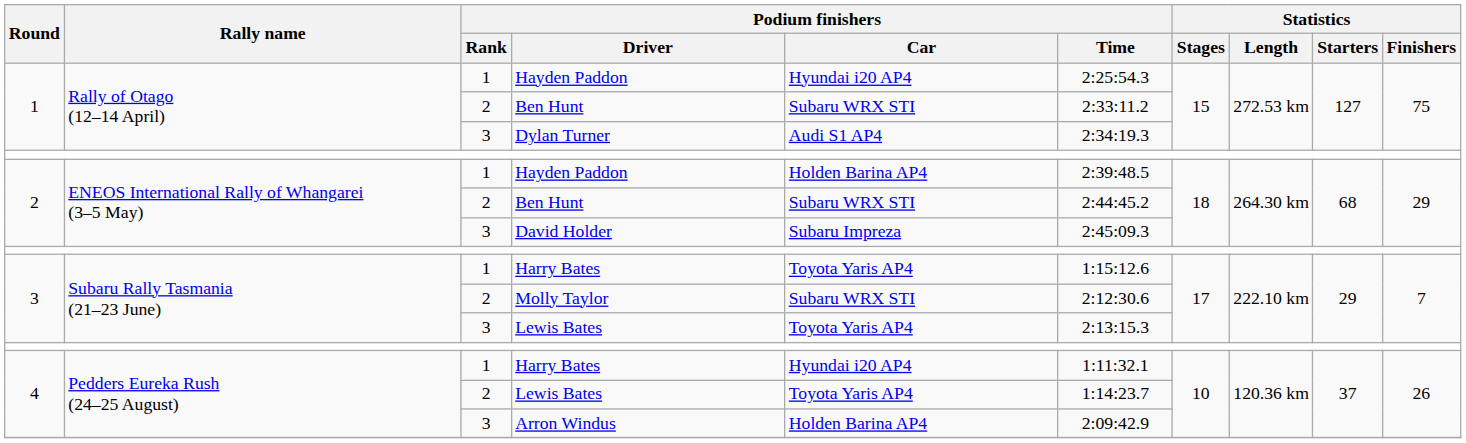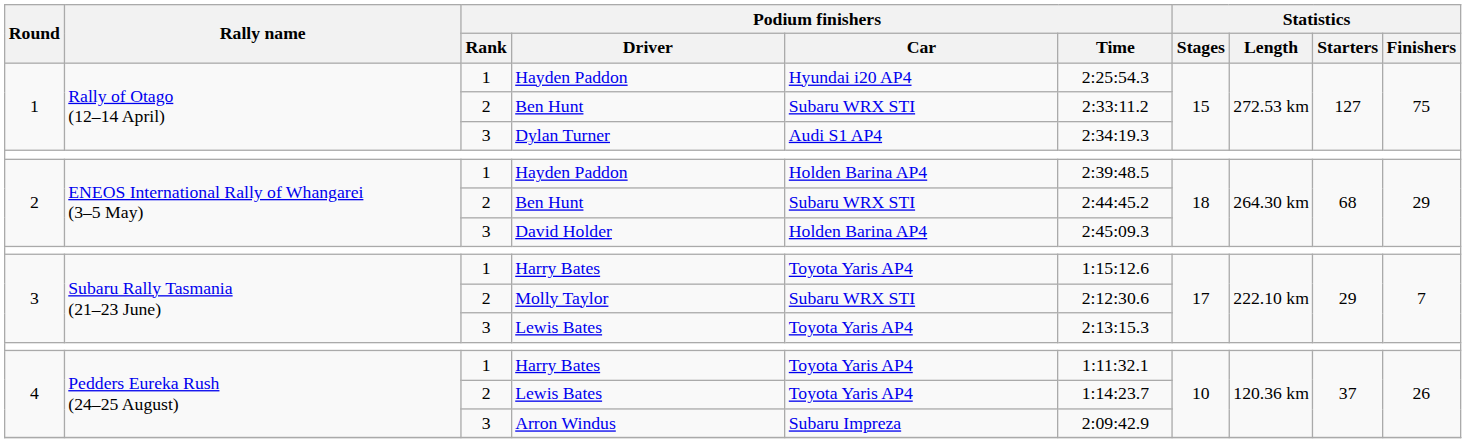(845, 231) Subaru Impreza -> (858, 231) Holden Barina AP4
(850, 364) Hyundai i20 AP4 -> (851, 364) Toyota Yaris AP4
(858, 422) Holden Barina AP4 -> (845, 422) Subaru Impreza
